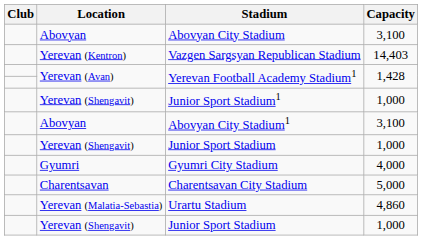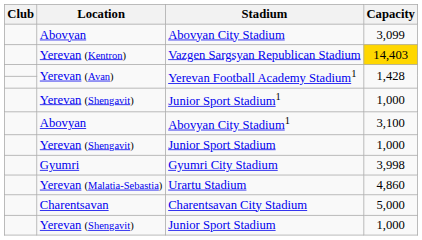(391, 34) 3,100 -> (391, 34) 3,099
(391, 54) no background -> (391, 54) gold background
(391, 165) 4,000 -> (391, 165) 3,998
rows swapped: (101, 205) <-> (74, 185)
